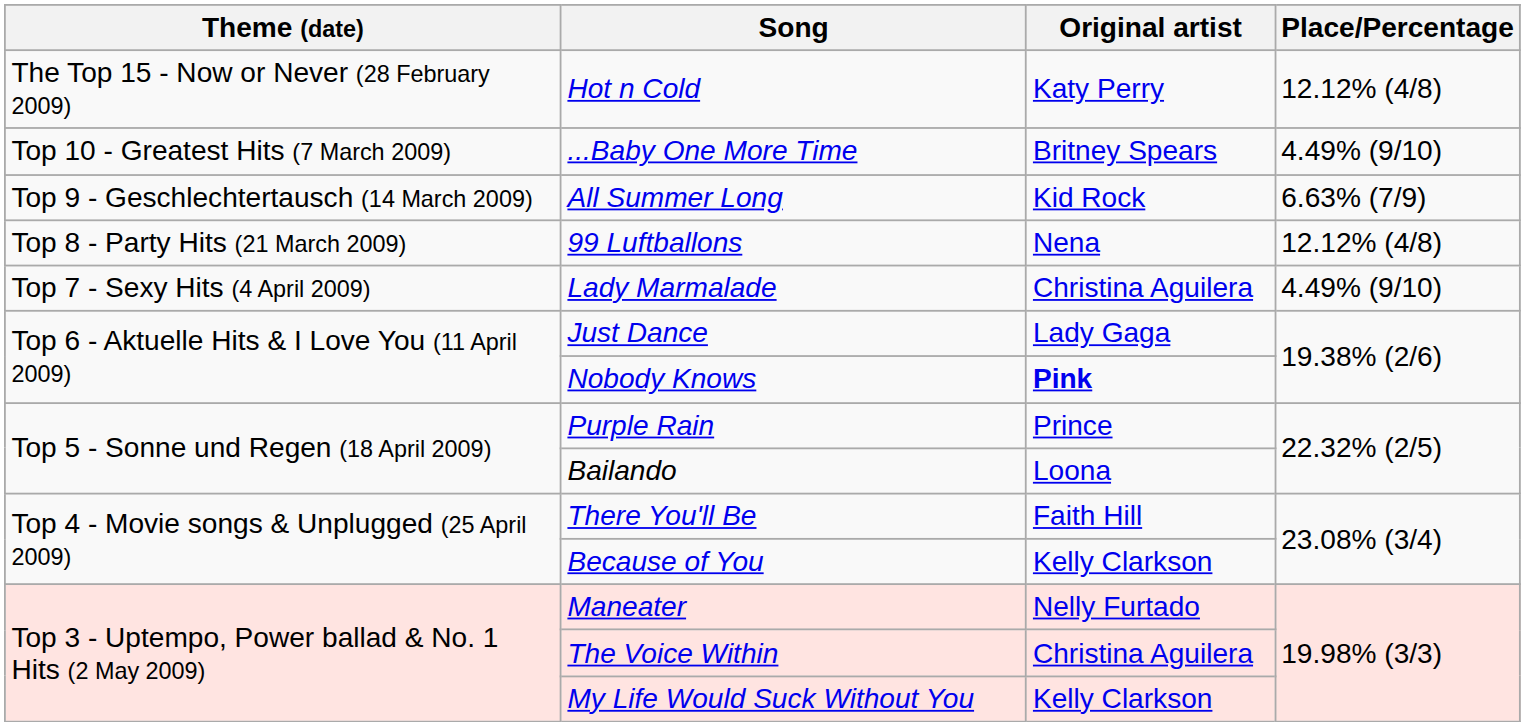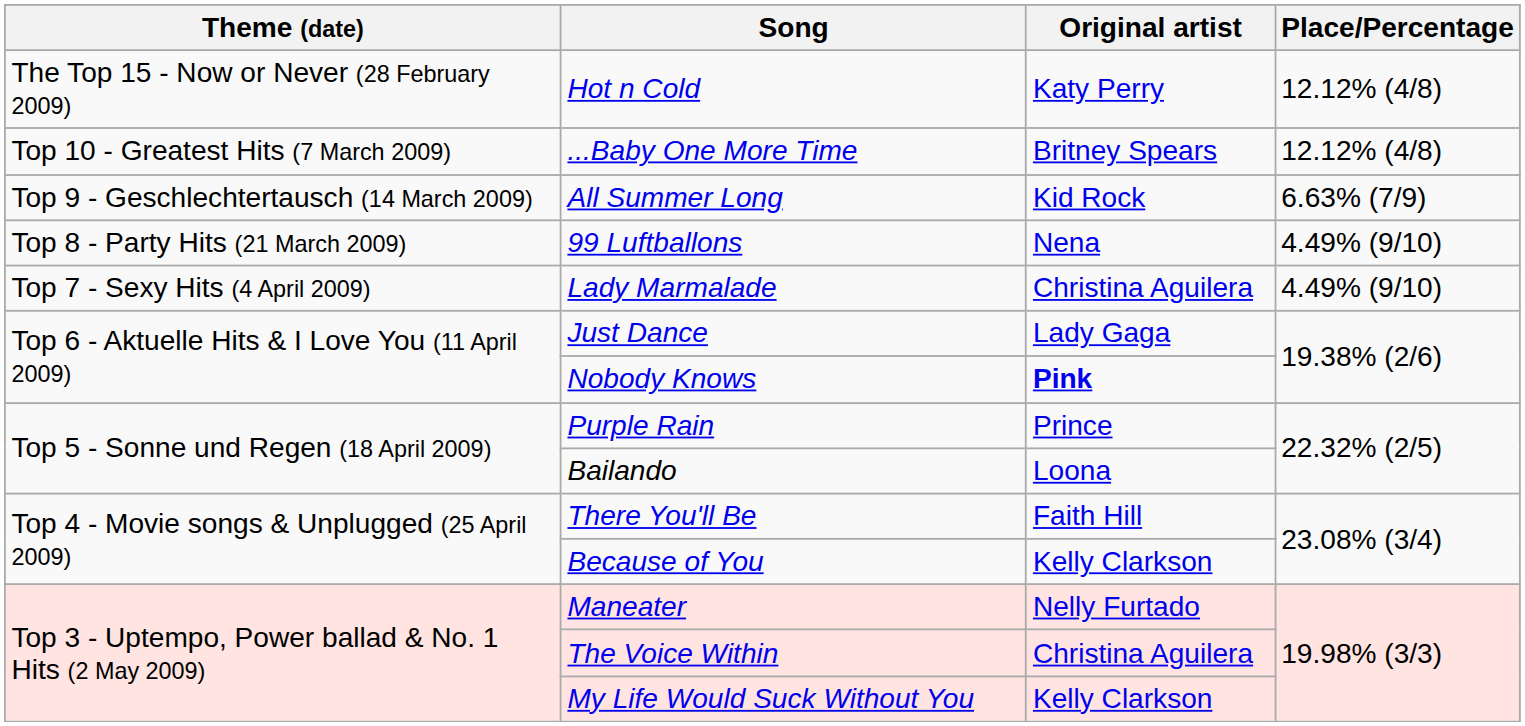(1362, 150) 4.49% (9/10) -> (1362, 150) 12.12% (4/8)
(1362, 241) 12.12% (4/8) -> (1362, 241) 4.49% (9/10)
